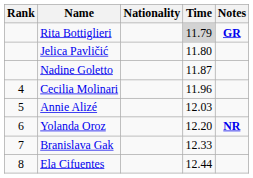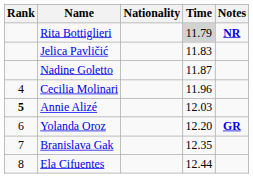(232, 32) GR -> (232, 32) NR
(199, 51) 11.80 -> (199, 51) 11.83
(21, 107) normal -> (21, 107) bold
(232, 126) NR -> (232, 126) GR
(199, 145) 12.33 -> (199, 145) 12.35
